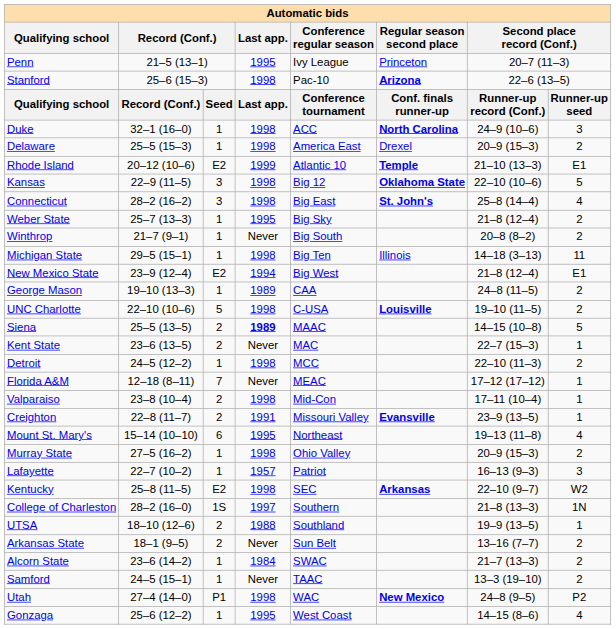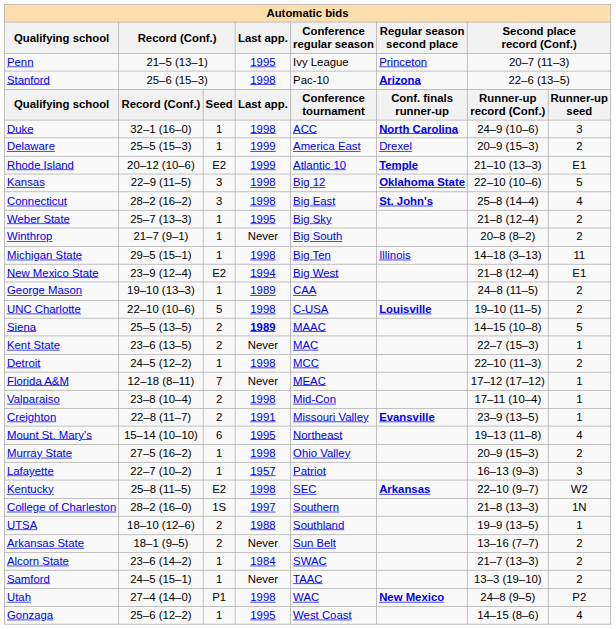(263, 147) 1998 -> (263, 147) 1999
